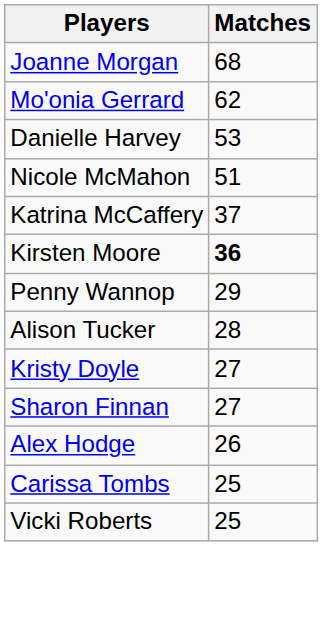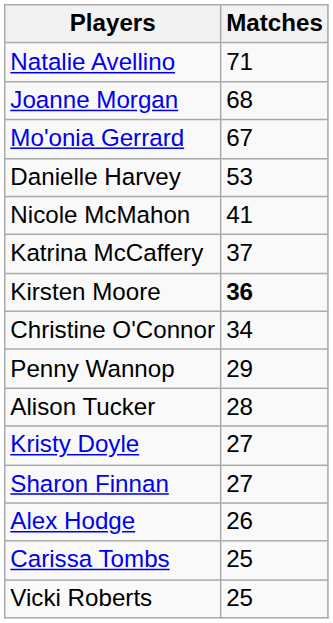+ row: (93, 61)
(228, 100) 62 -> (240, 138) 67
(228, 176) 51 -> (240, 215) 41
+ row: (113, 330)
